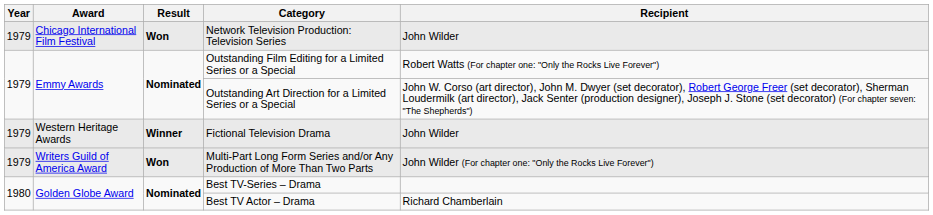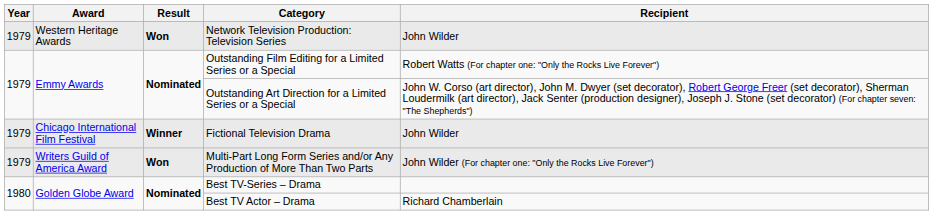(86, 36) Chicago International Film Festival -> (77, 36) Western Heritage Awards
(77, 134) Western Heritage Awards -> (86, 134) Chicago International Film Festival
